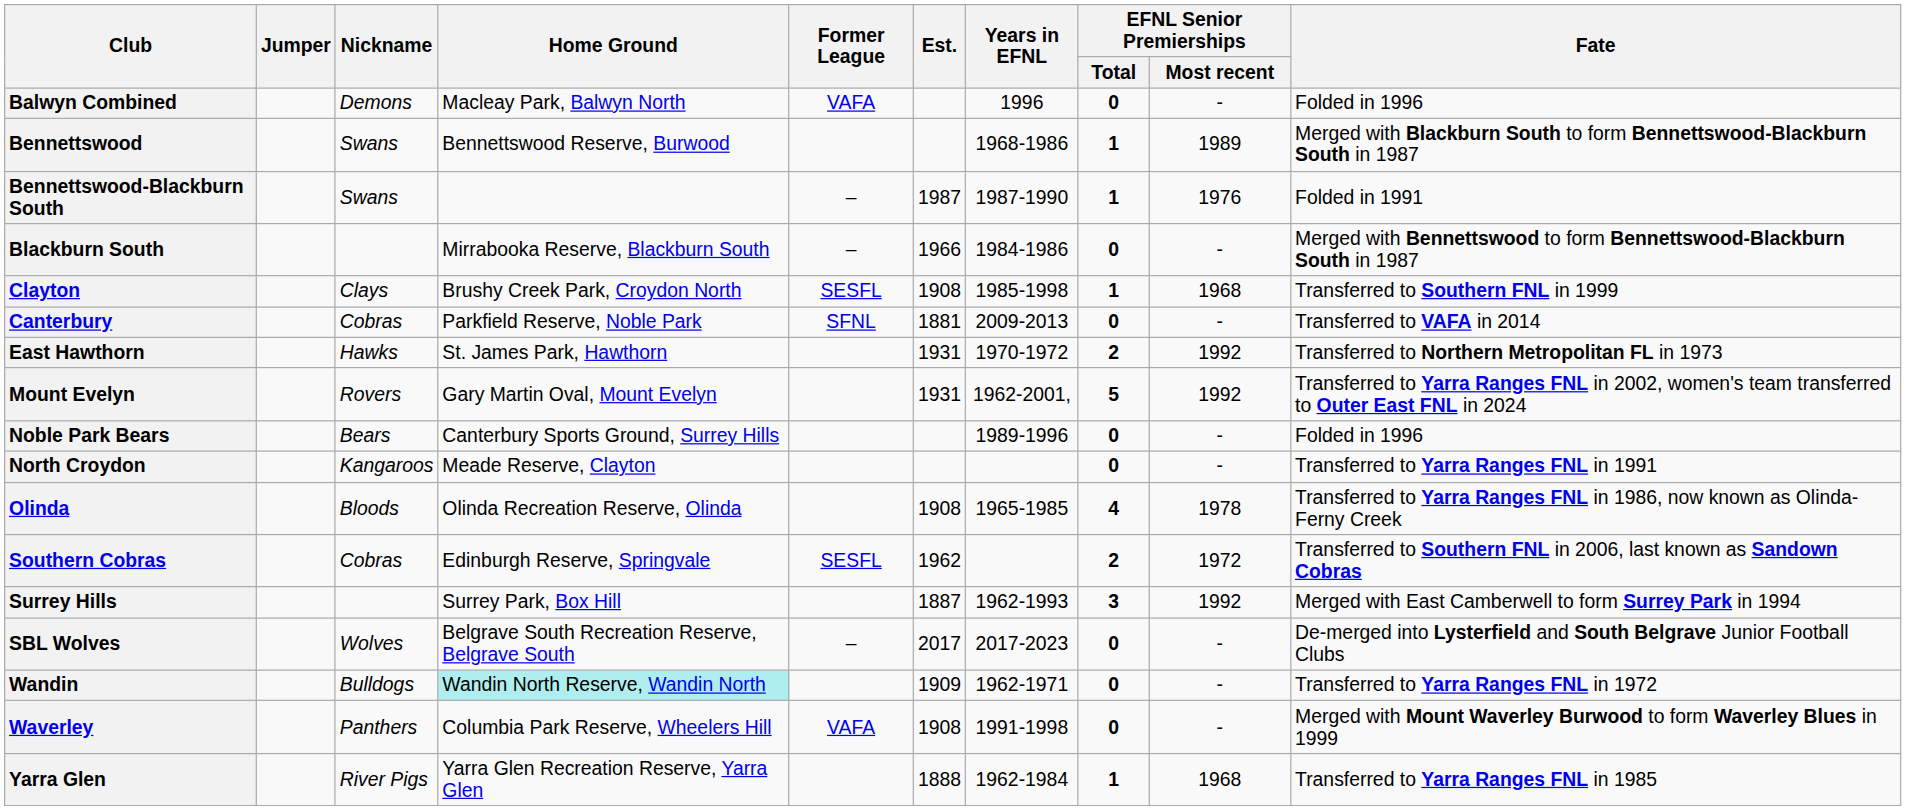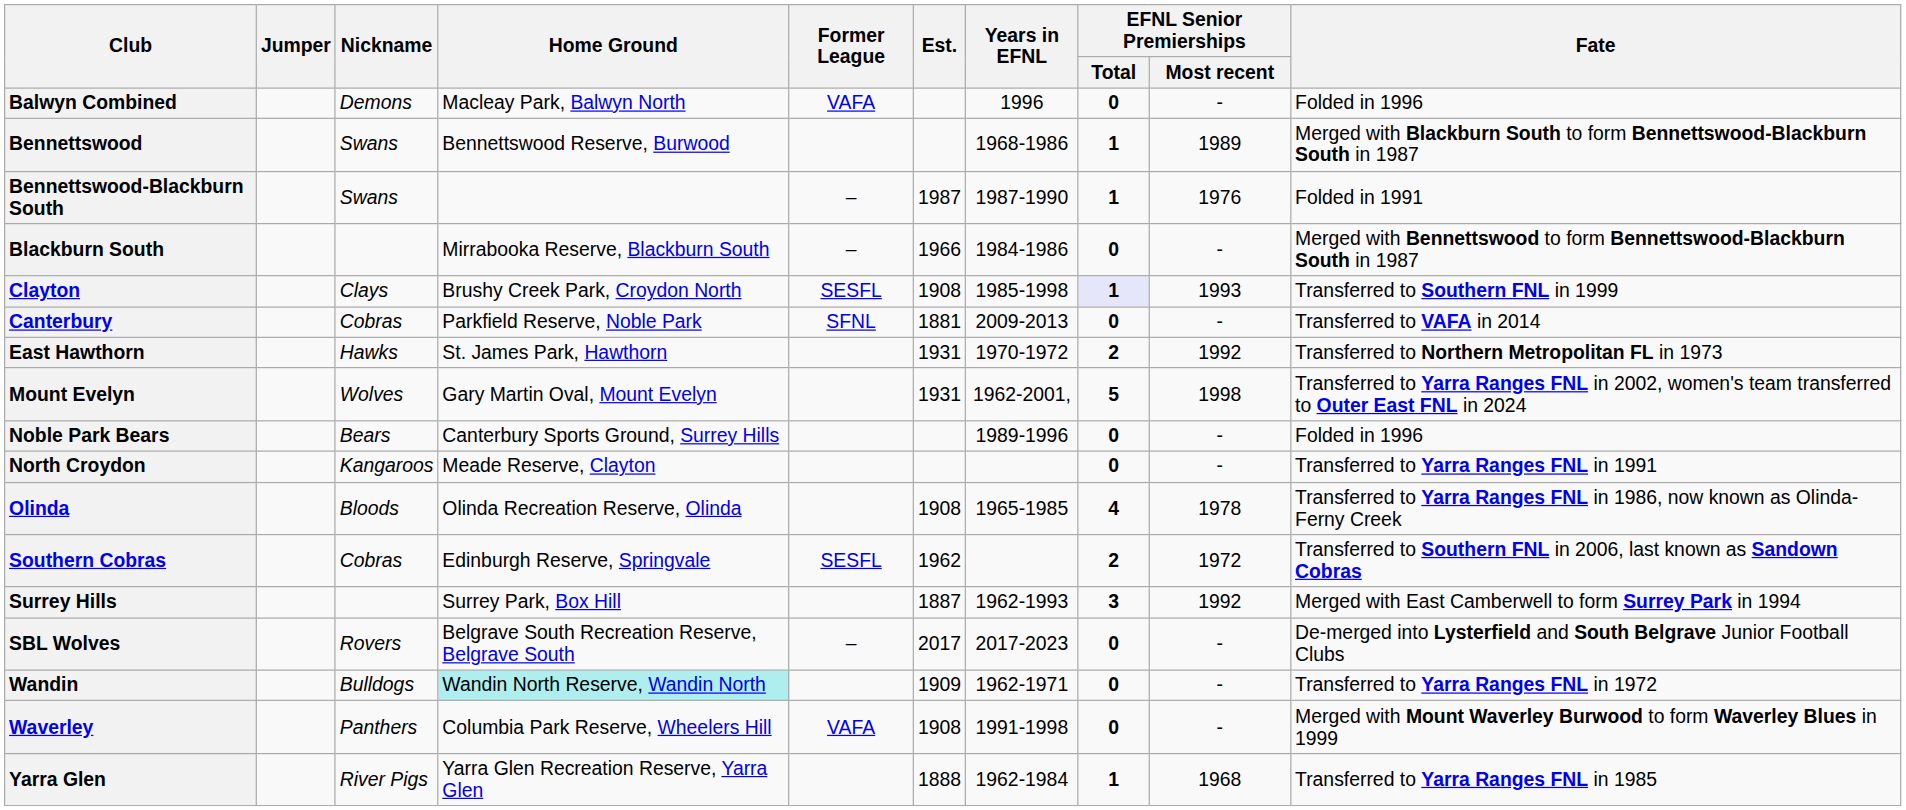(1114, 291) no background -> (1114, 291) lavender background
(1220, 291) 1968 -> (1220, 291) 1993
(370, 394) Rovers -> (372, 394) Wolves
(1220, 394) 1992 -> (1220, 394) 1998
(372, 643) Wolves -> (370, 643) Rovers
